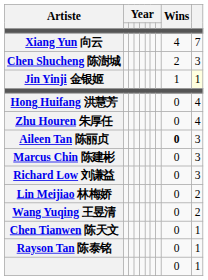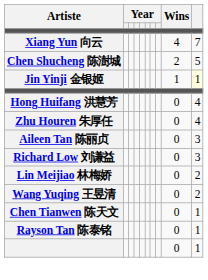(198, 61) 3 -> (198, 61) 5
(177, 139) bold -> (177, 139) normal
- row: (64, 157)
